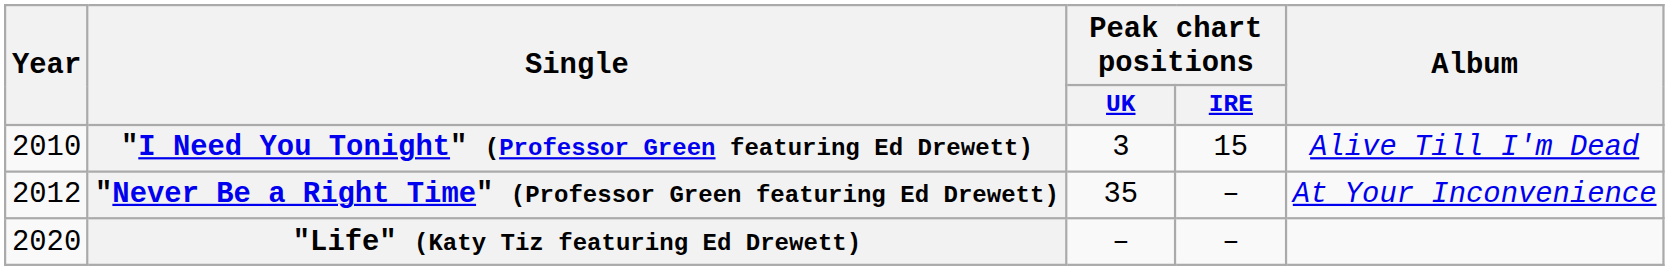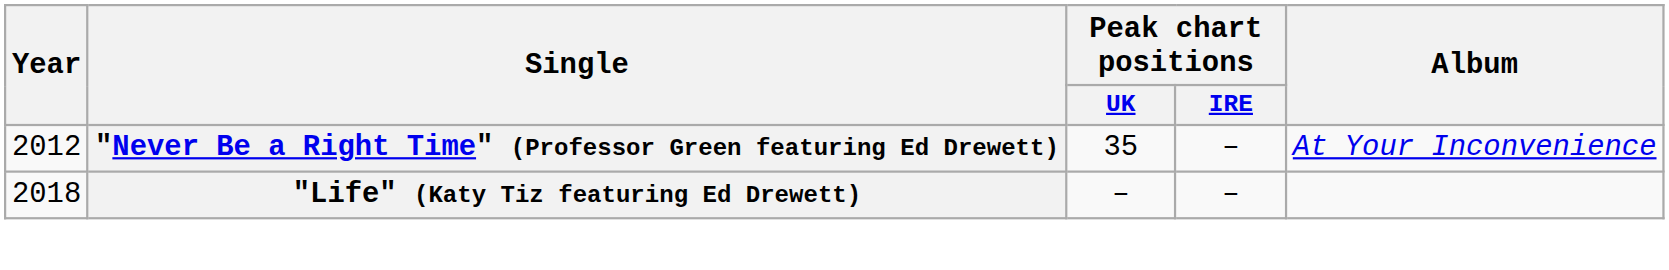- row: (577, 148)
(47, 242) 2020 -> (47, 195) 2018
